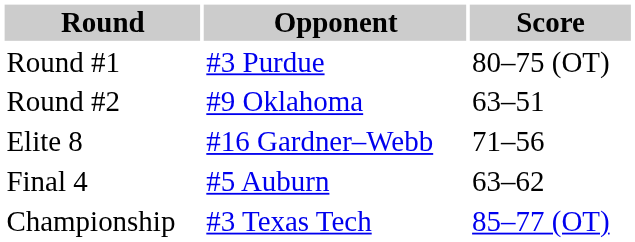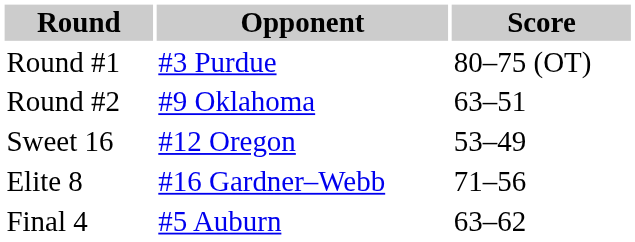+ row: (60, 141)
- row: (91, 221)
